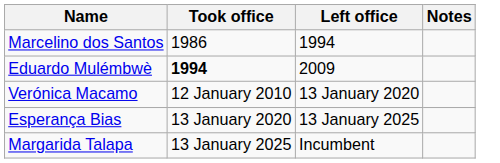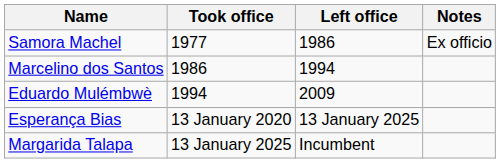+ row: (65, 42)
(189, 68) bold -> (189, 94) normal
- row: (73, 94)
